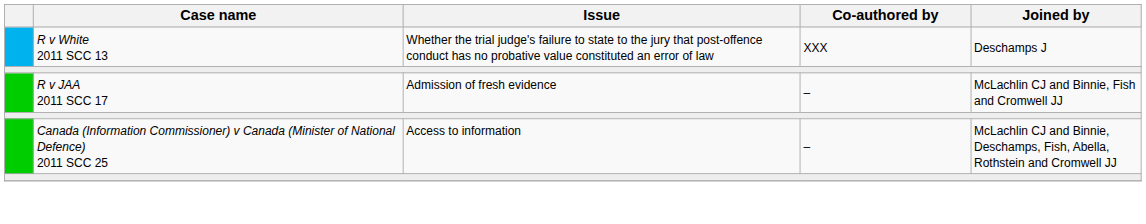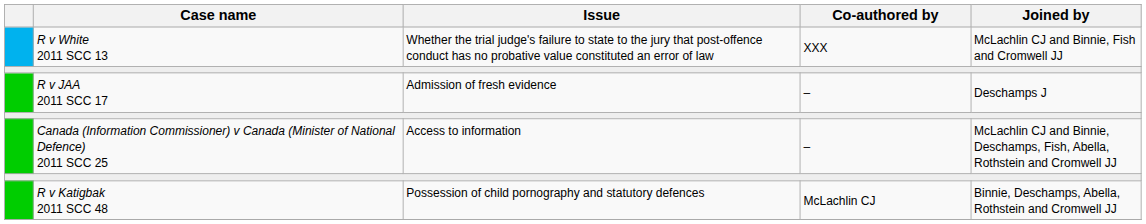(1010, 47) Deschamps J -> (1055, 47) McLachlin CJ and Binnie, Fish and Cromwell JJ
(1055, 93) McLachlin CJ and Binnie, Fish and Cromwell JJ -> (1010, 93) Deschamps J
+ row: (72, 200)
